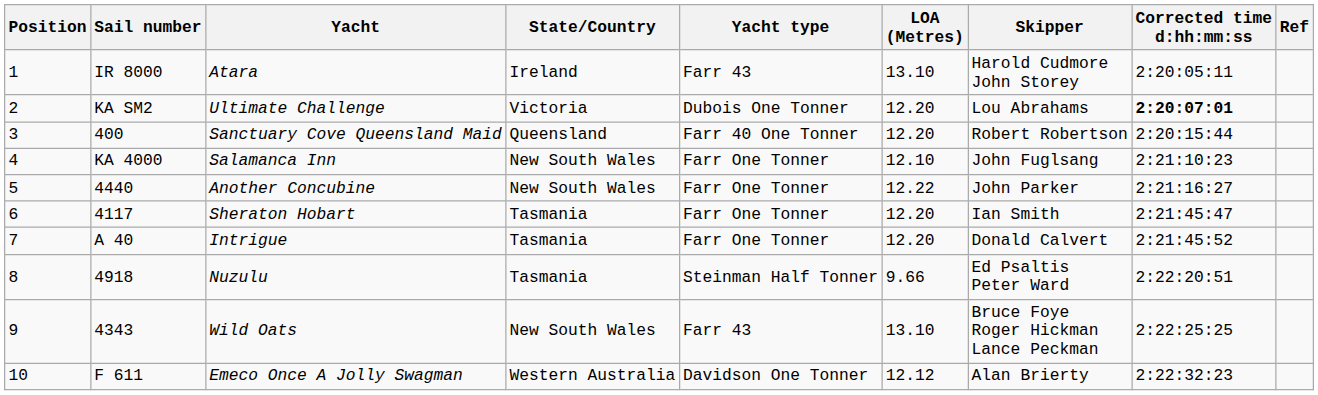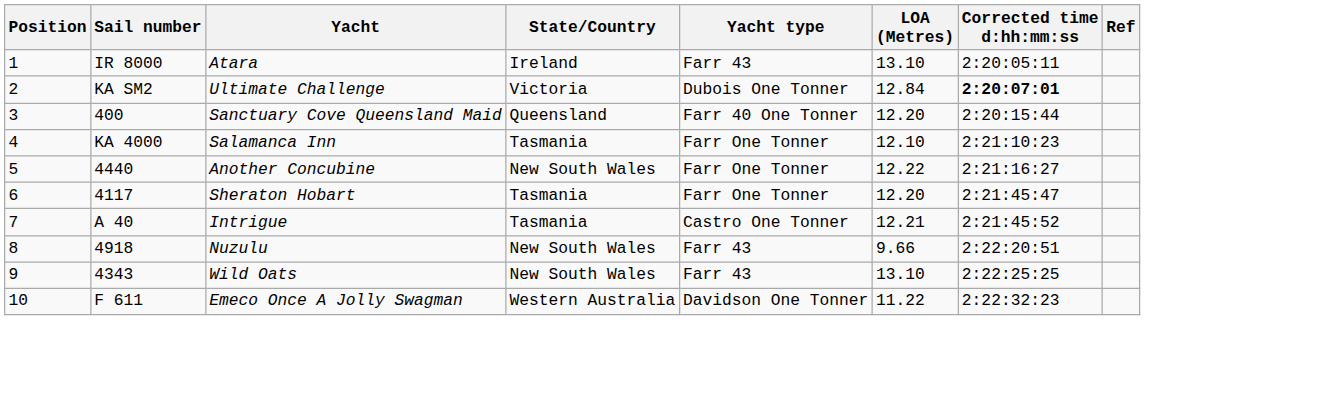- column: (1050, 27)
(910, 108) 12.20 -> (900, 90) 12.84
(583, 161) New South Wales -> (549, 143) Tasmania
(756, 241) Farr One Tonner -> (766, 222) Castro One Tonner
(910, 241) 12.20 -> (900, 222) 12.21
(549, 277) Tasmania -> (583, 248) New South Wales
(781, 277) Steinman Half Tonner -> (717, 248) Farr 43
(910, 376) 12.12 -> (900, 301) 11.22
